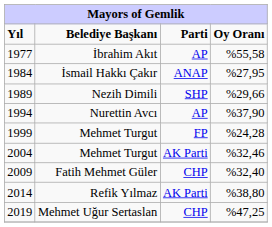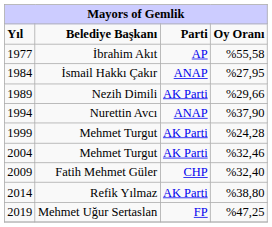(196, 93) SHP -> (185, 93) AK Parti
(200, 113) AP -> (191, 113) ANAP
(201, 133) FP -> (185, 133) AK Parti
(196, 212) CHP -> (201, 212) FP
